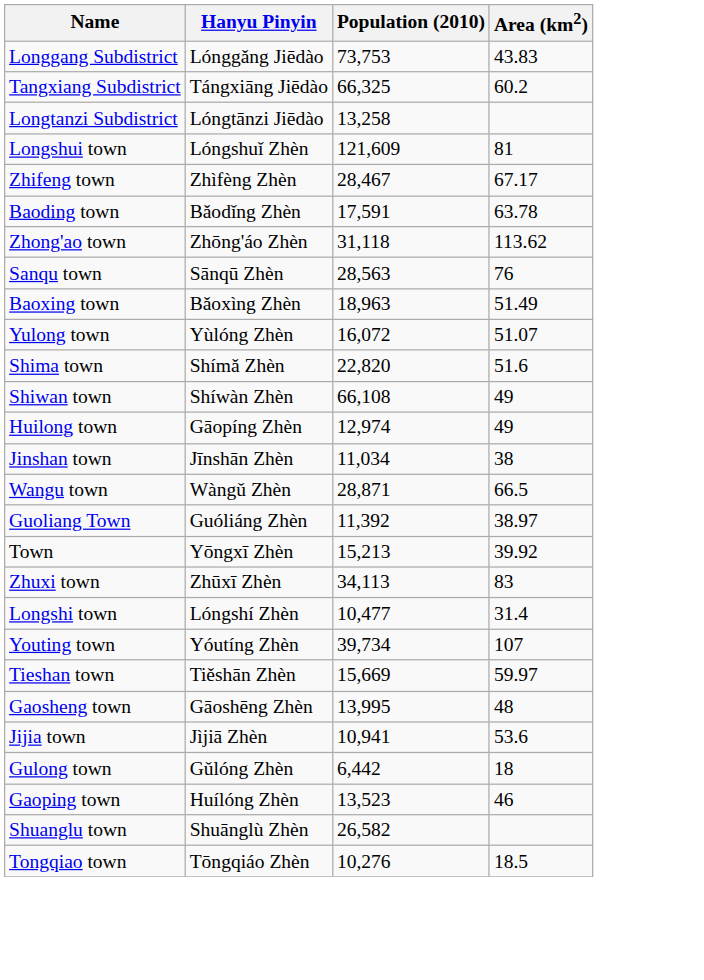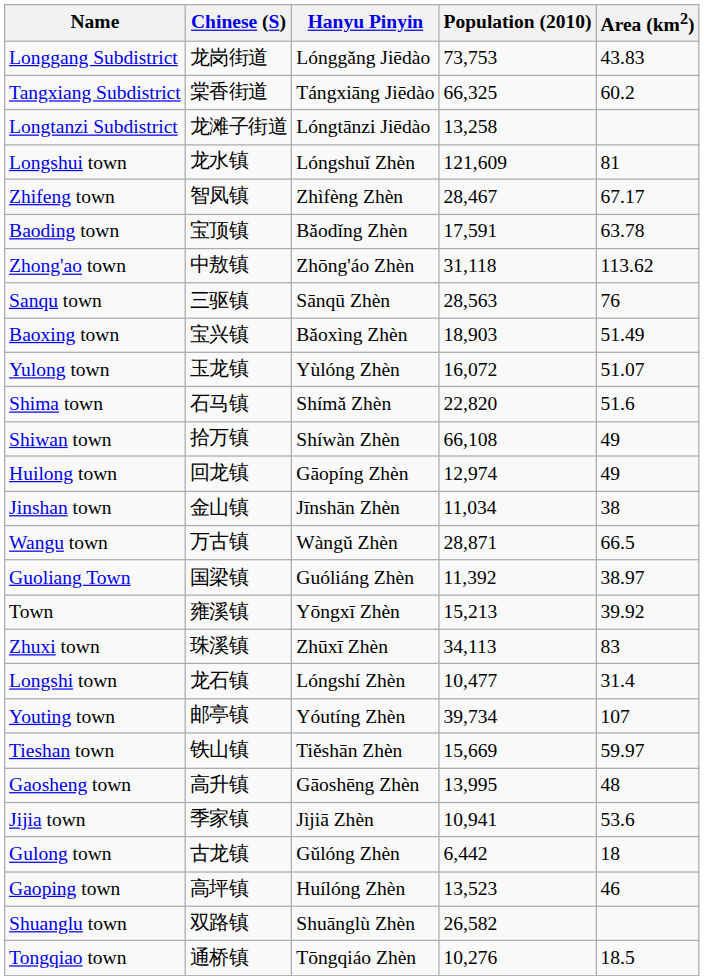+ column: (238, 22)
(364, 303) 18,963 -> (470, 334) 18,903
